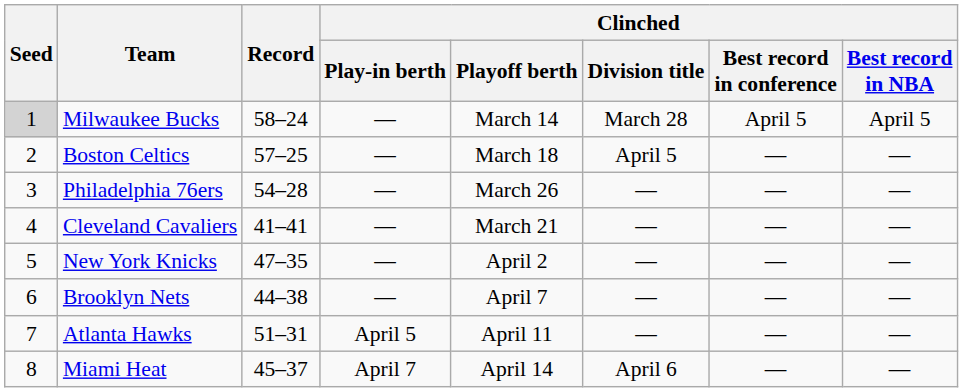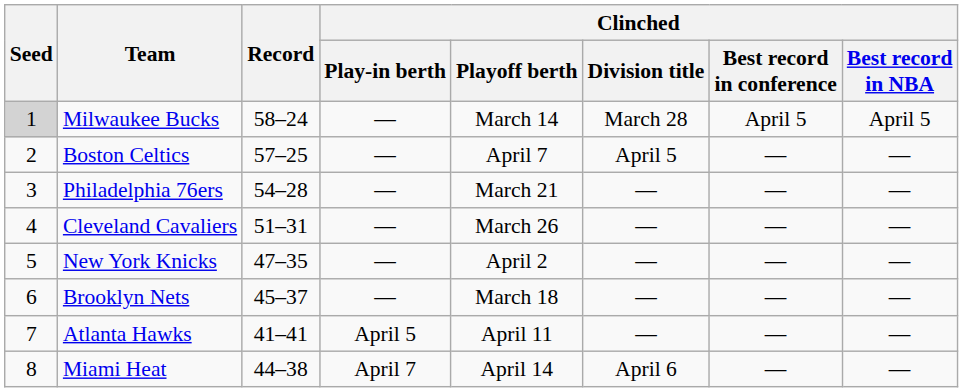(517, 154) March 18 -> (517, 154) April 7
(517, 190) March 26 -> (517, 190) March 21
(281, 225) 41–41 -> (281, 225) 51–31
(517, 225) March 21 -> (517, 225) March 26
(281, 297) 44–38 -> (281, 297) 45–37
(517, 297) April 7 -> (517, 297) March 18
(281, 332) 51–31 -> (281, 332) 41–41
(281, 368) 45–37 -> (281, 368) 44–38
